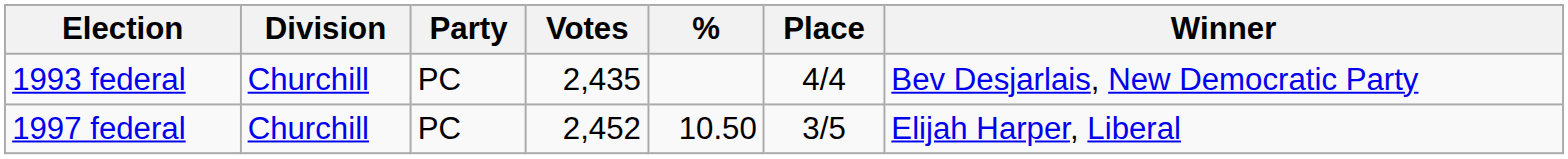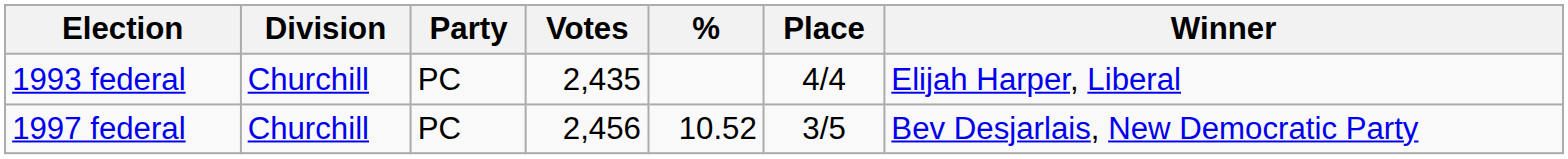(1155, 78) Bev Desjarlais, New Democratic Party -> (1036, 78) Elijah Harper, Liberal
(602, 128) 2,452 -> (602, 128) 2,456
(718, 128) 10.50 -> (718, 128) 10.52
(1036, 128) Elijah Harper, Liberal -> (1155, 128) Bev Desjarlais, New Democratic Party
